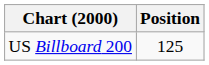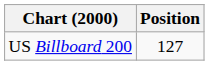(170, 45) 125 -> (170, 45) 127
